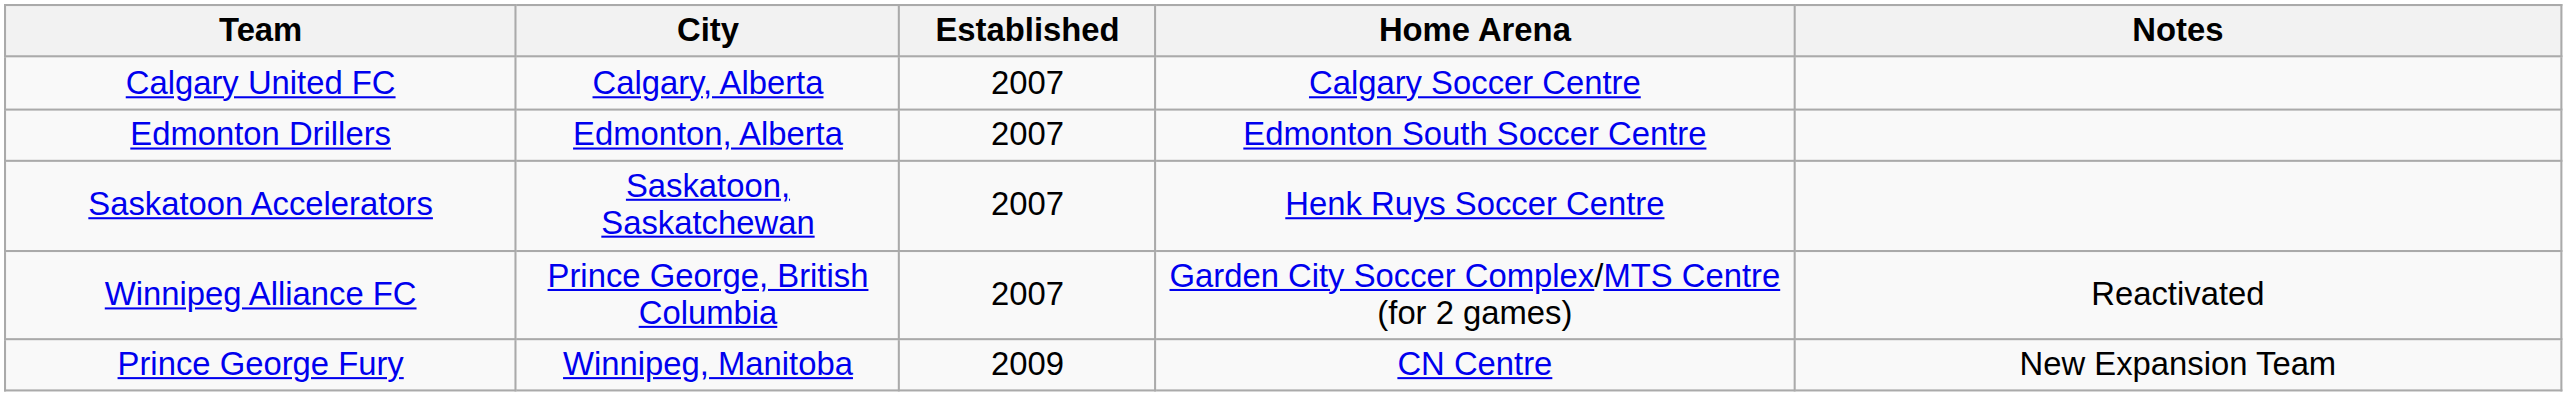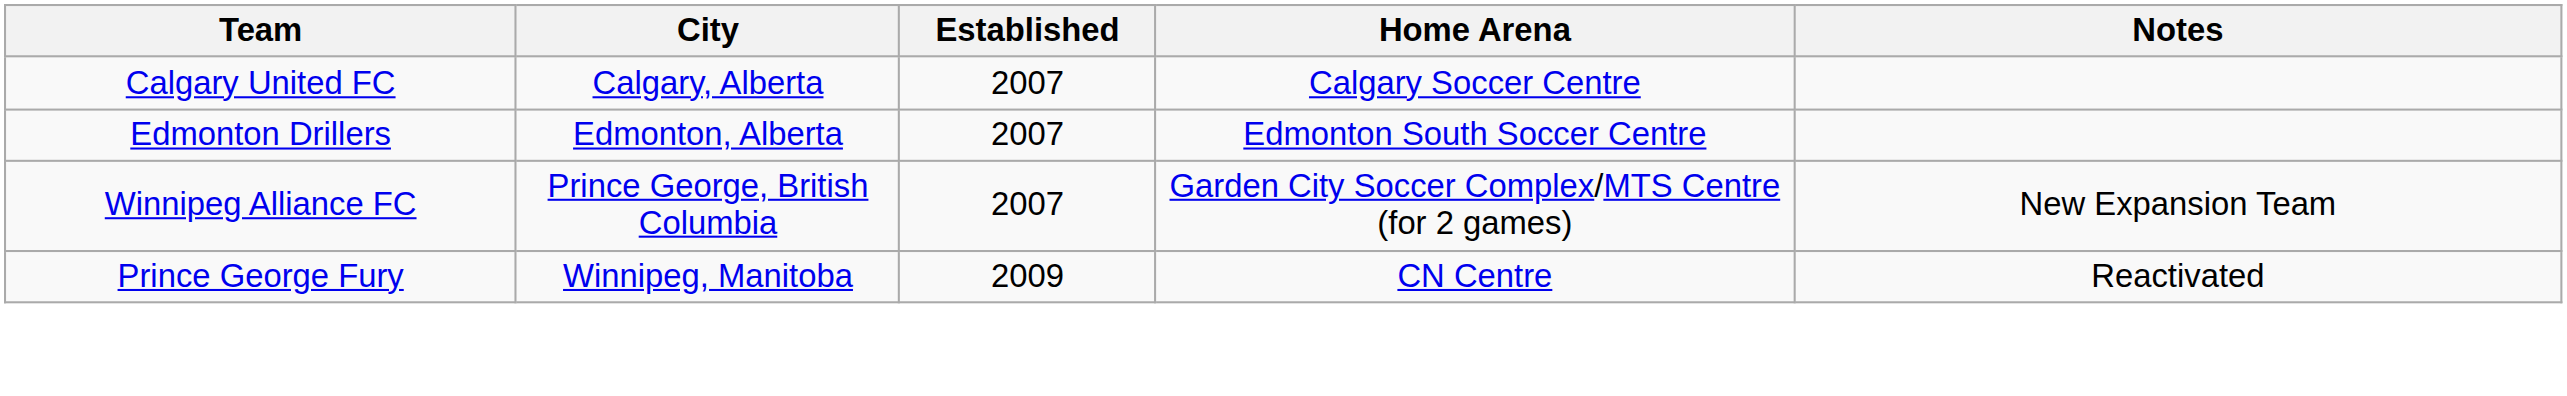- row: (261, 205)
(2178, 293) Reactivated -> (2178, 205) New Expansion Team
(2178, 364) New Expansion Team -> (2178, 275) Reactivated
